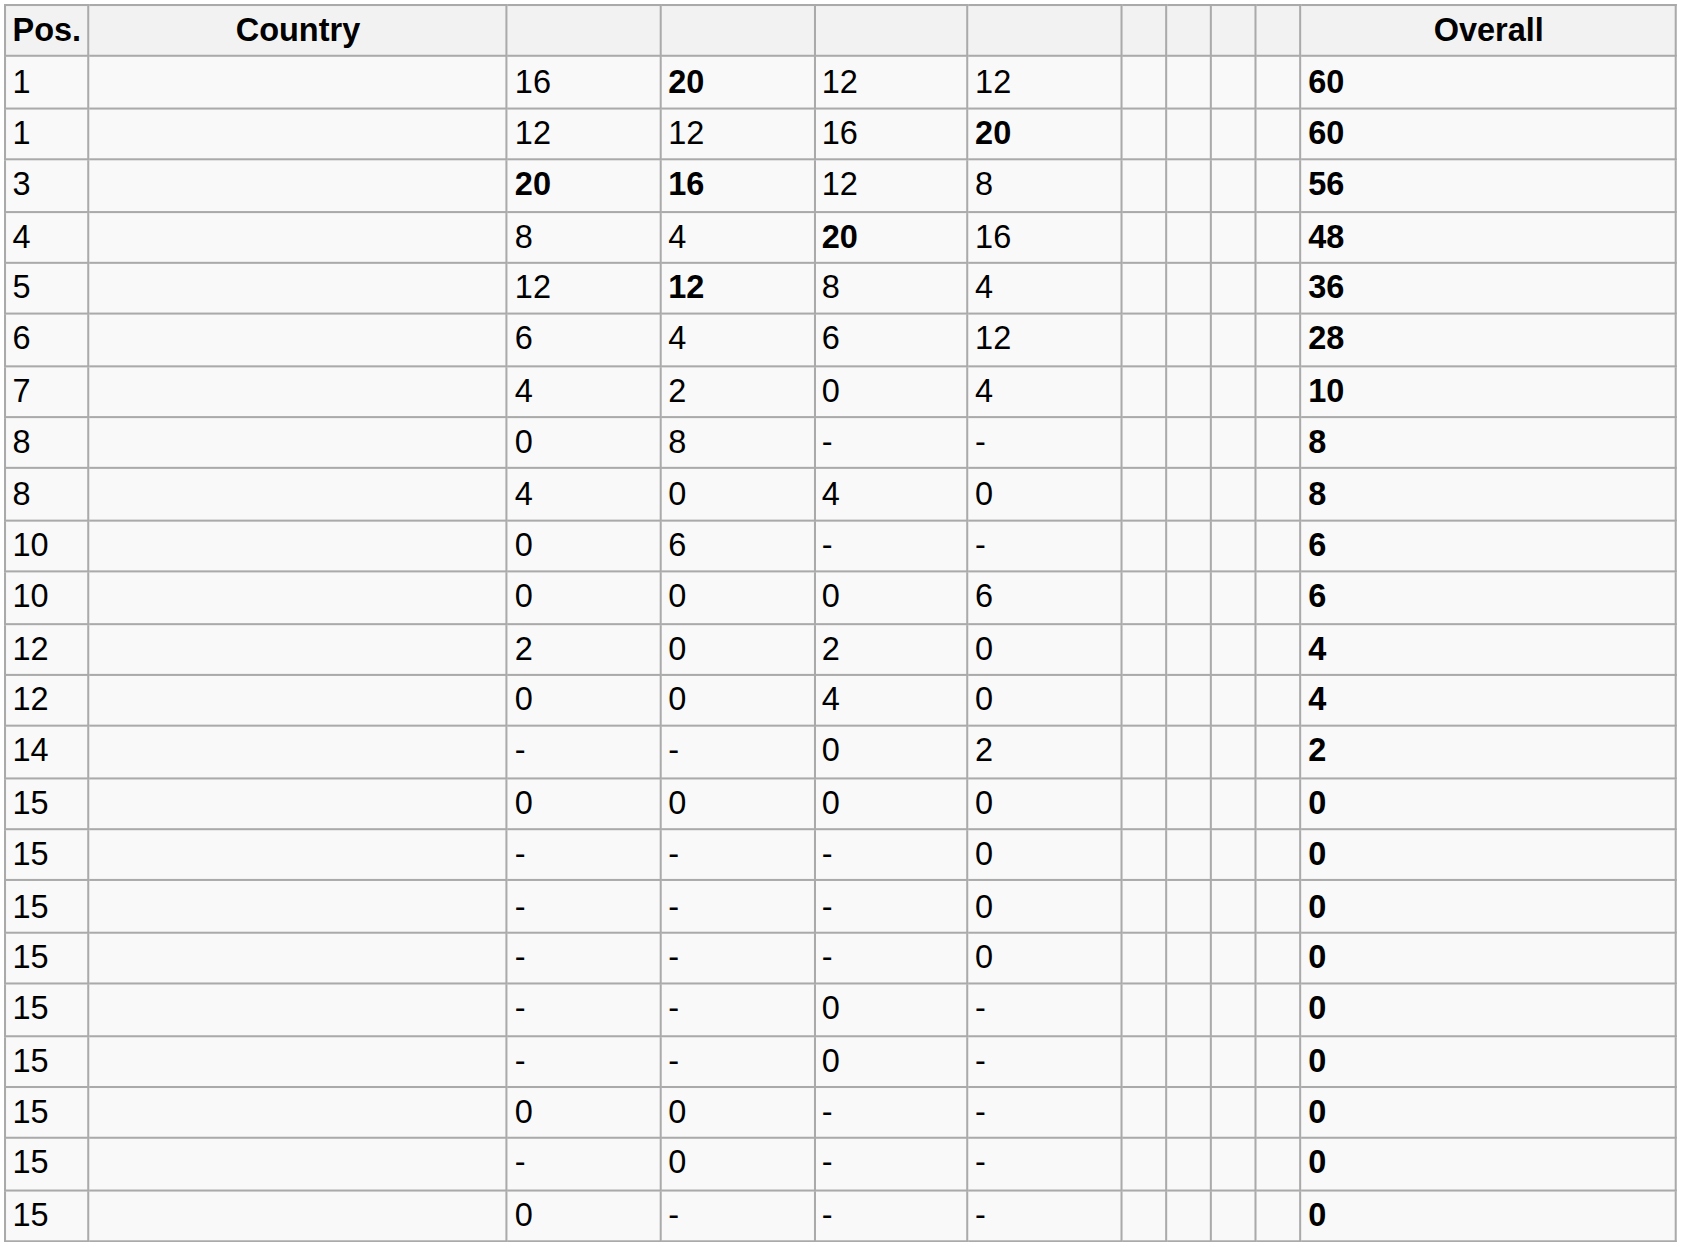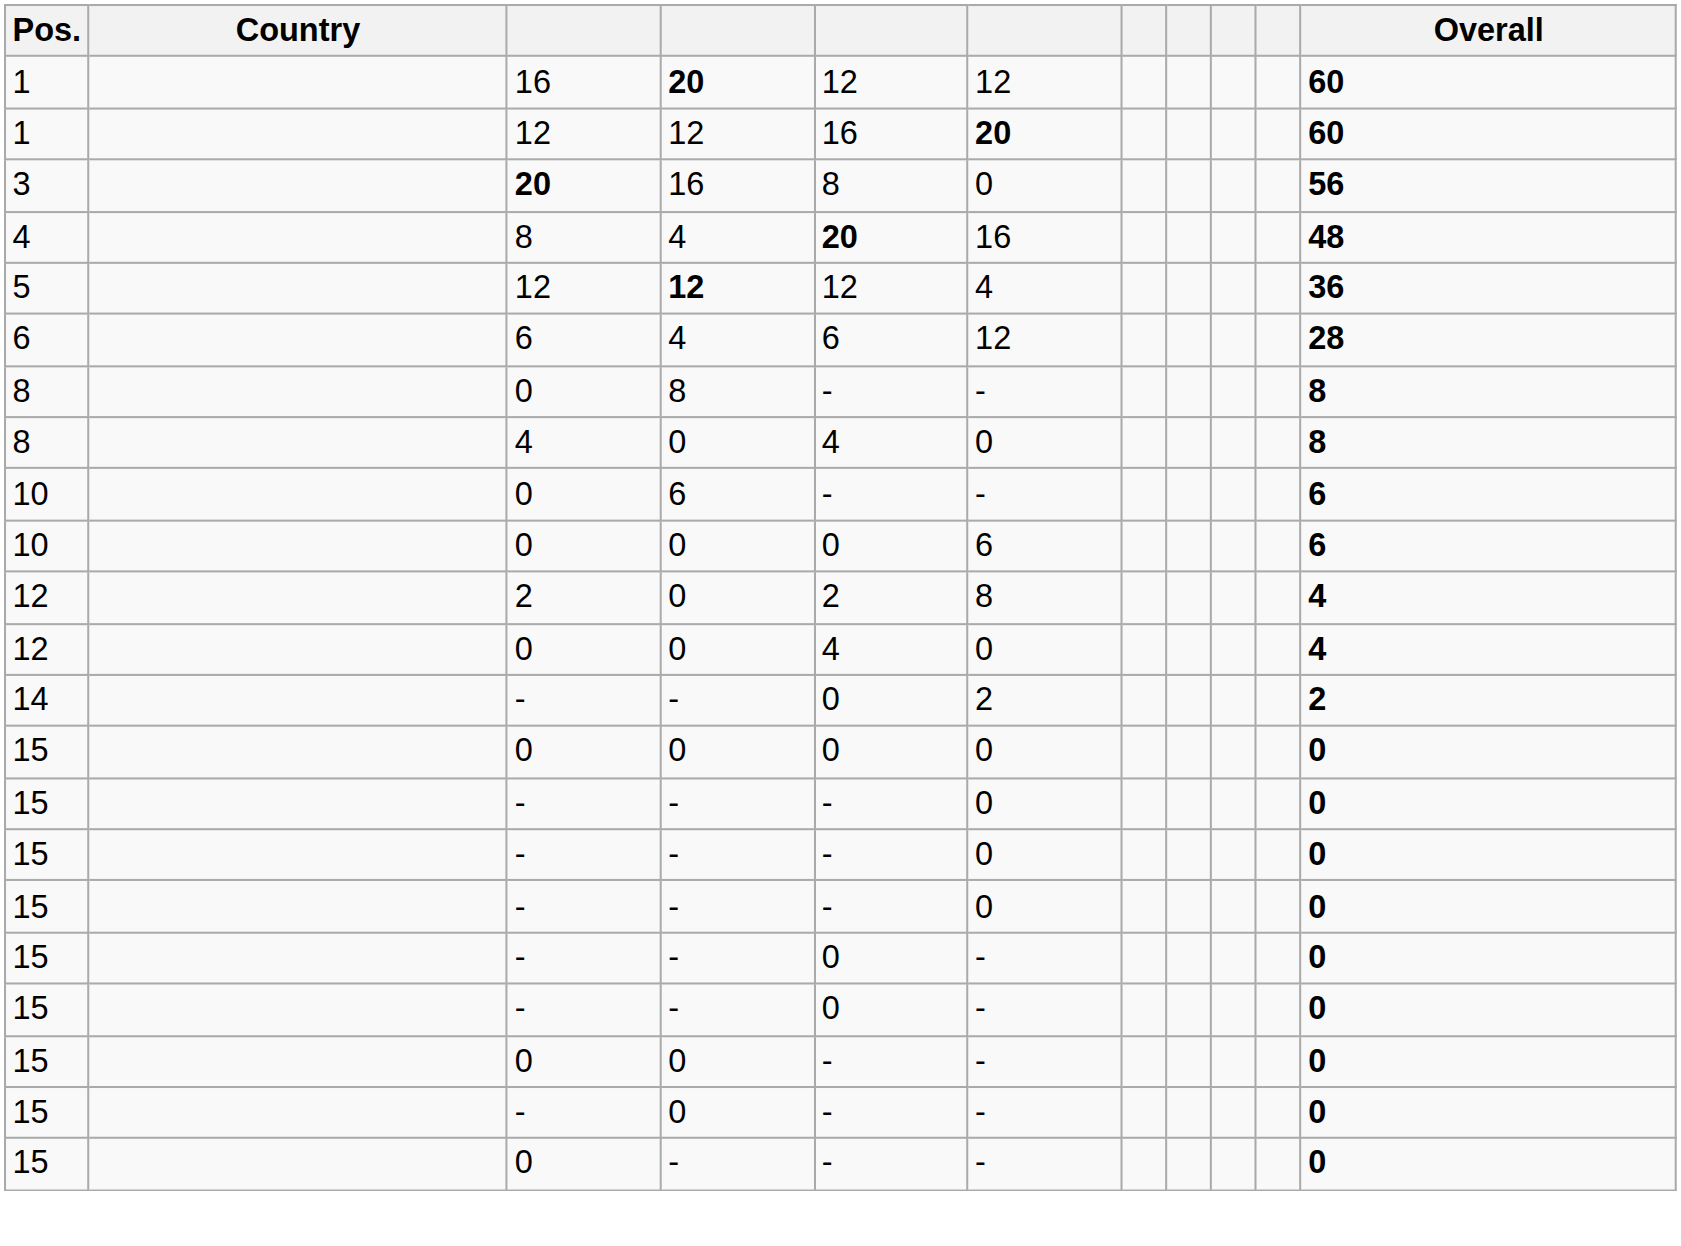(686, 184) bold -> (686, 184) normal
(840, 184) 12 -> (831, 184) 8
(984, 184) 8 -> (984, 184) 0
(831, 287) 8 -> (840, 287) 12
- row: (22, 390)
(984, 648) 0 -> (984, 596) 8
